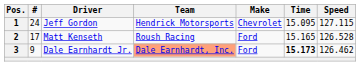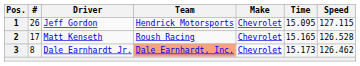(35, 24) 24 -> (35, 24) 26
(248, 38) Ford -> (260, 38) Chevrolet
(32, 51) 9 -> (32, 51) 8
(248, 51) Ford -> (260, 51) Chevrolet
(301, 51) bold -> (301, 51) normal
